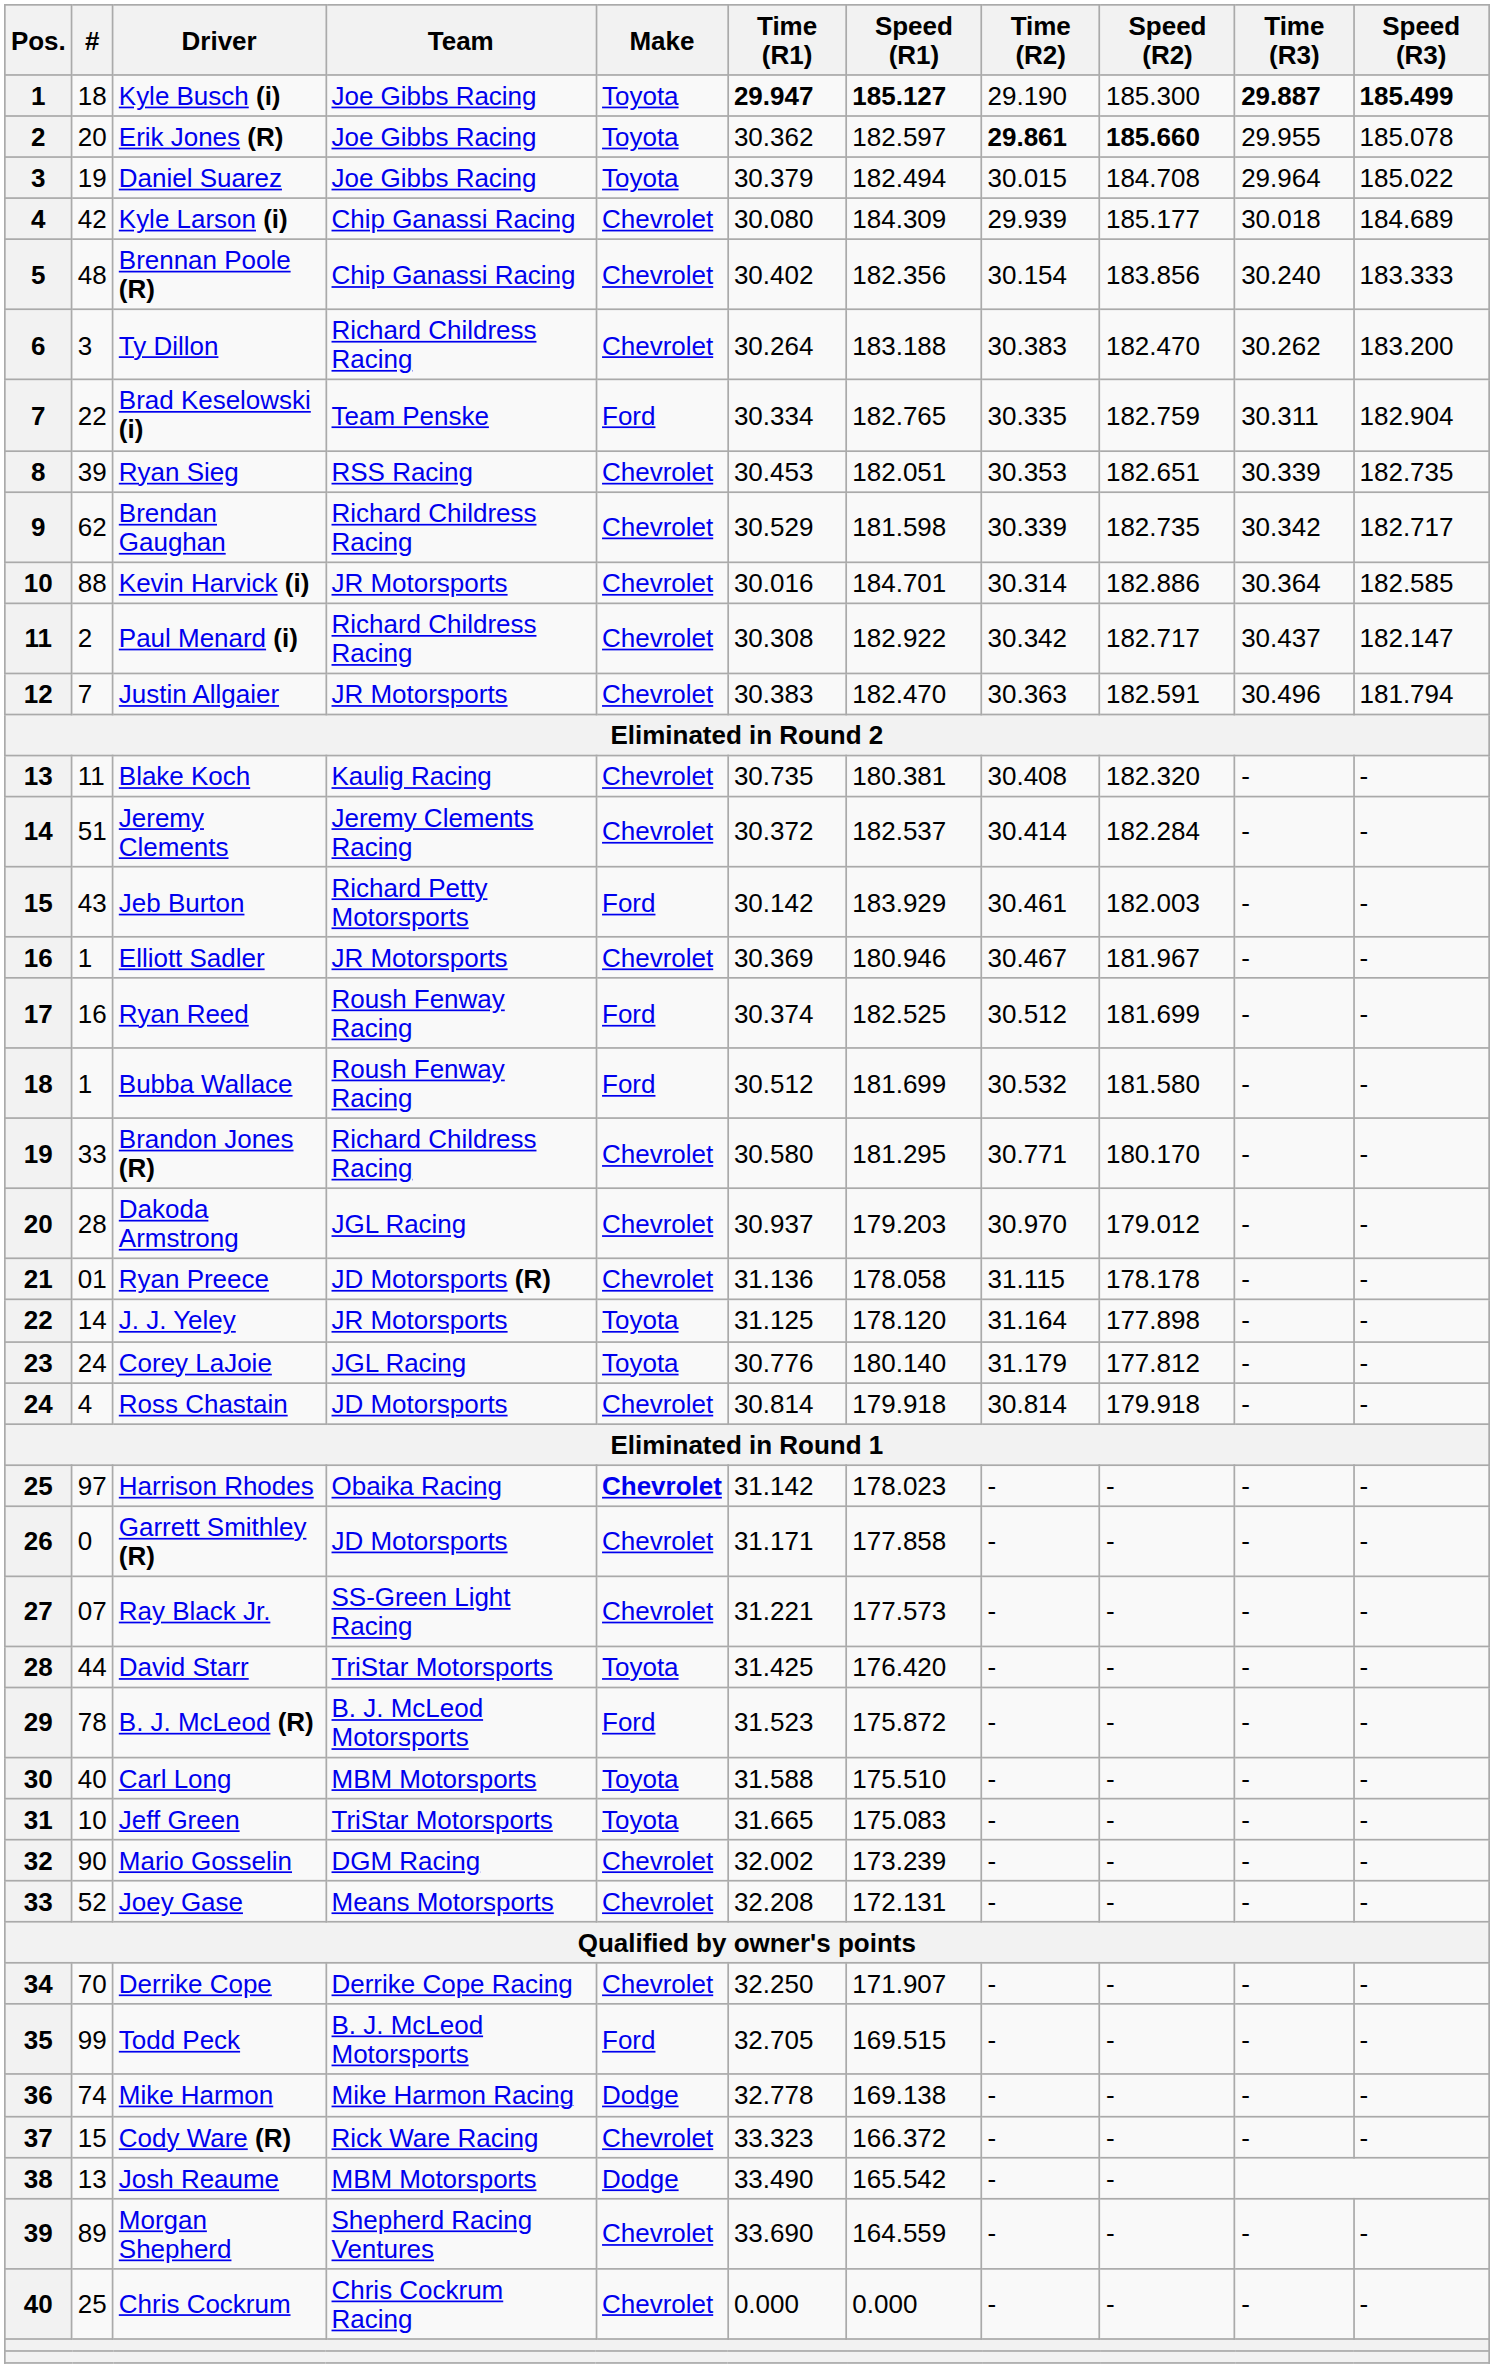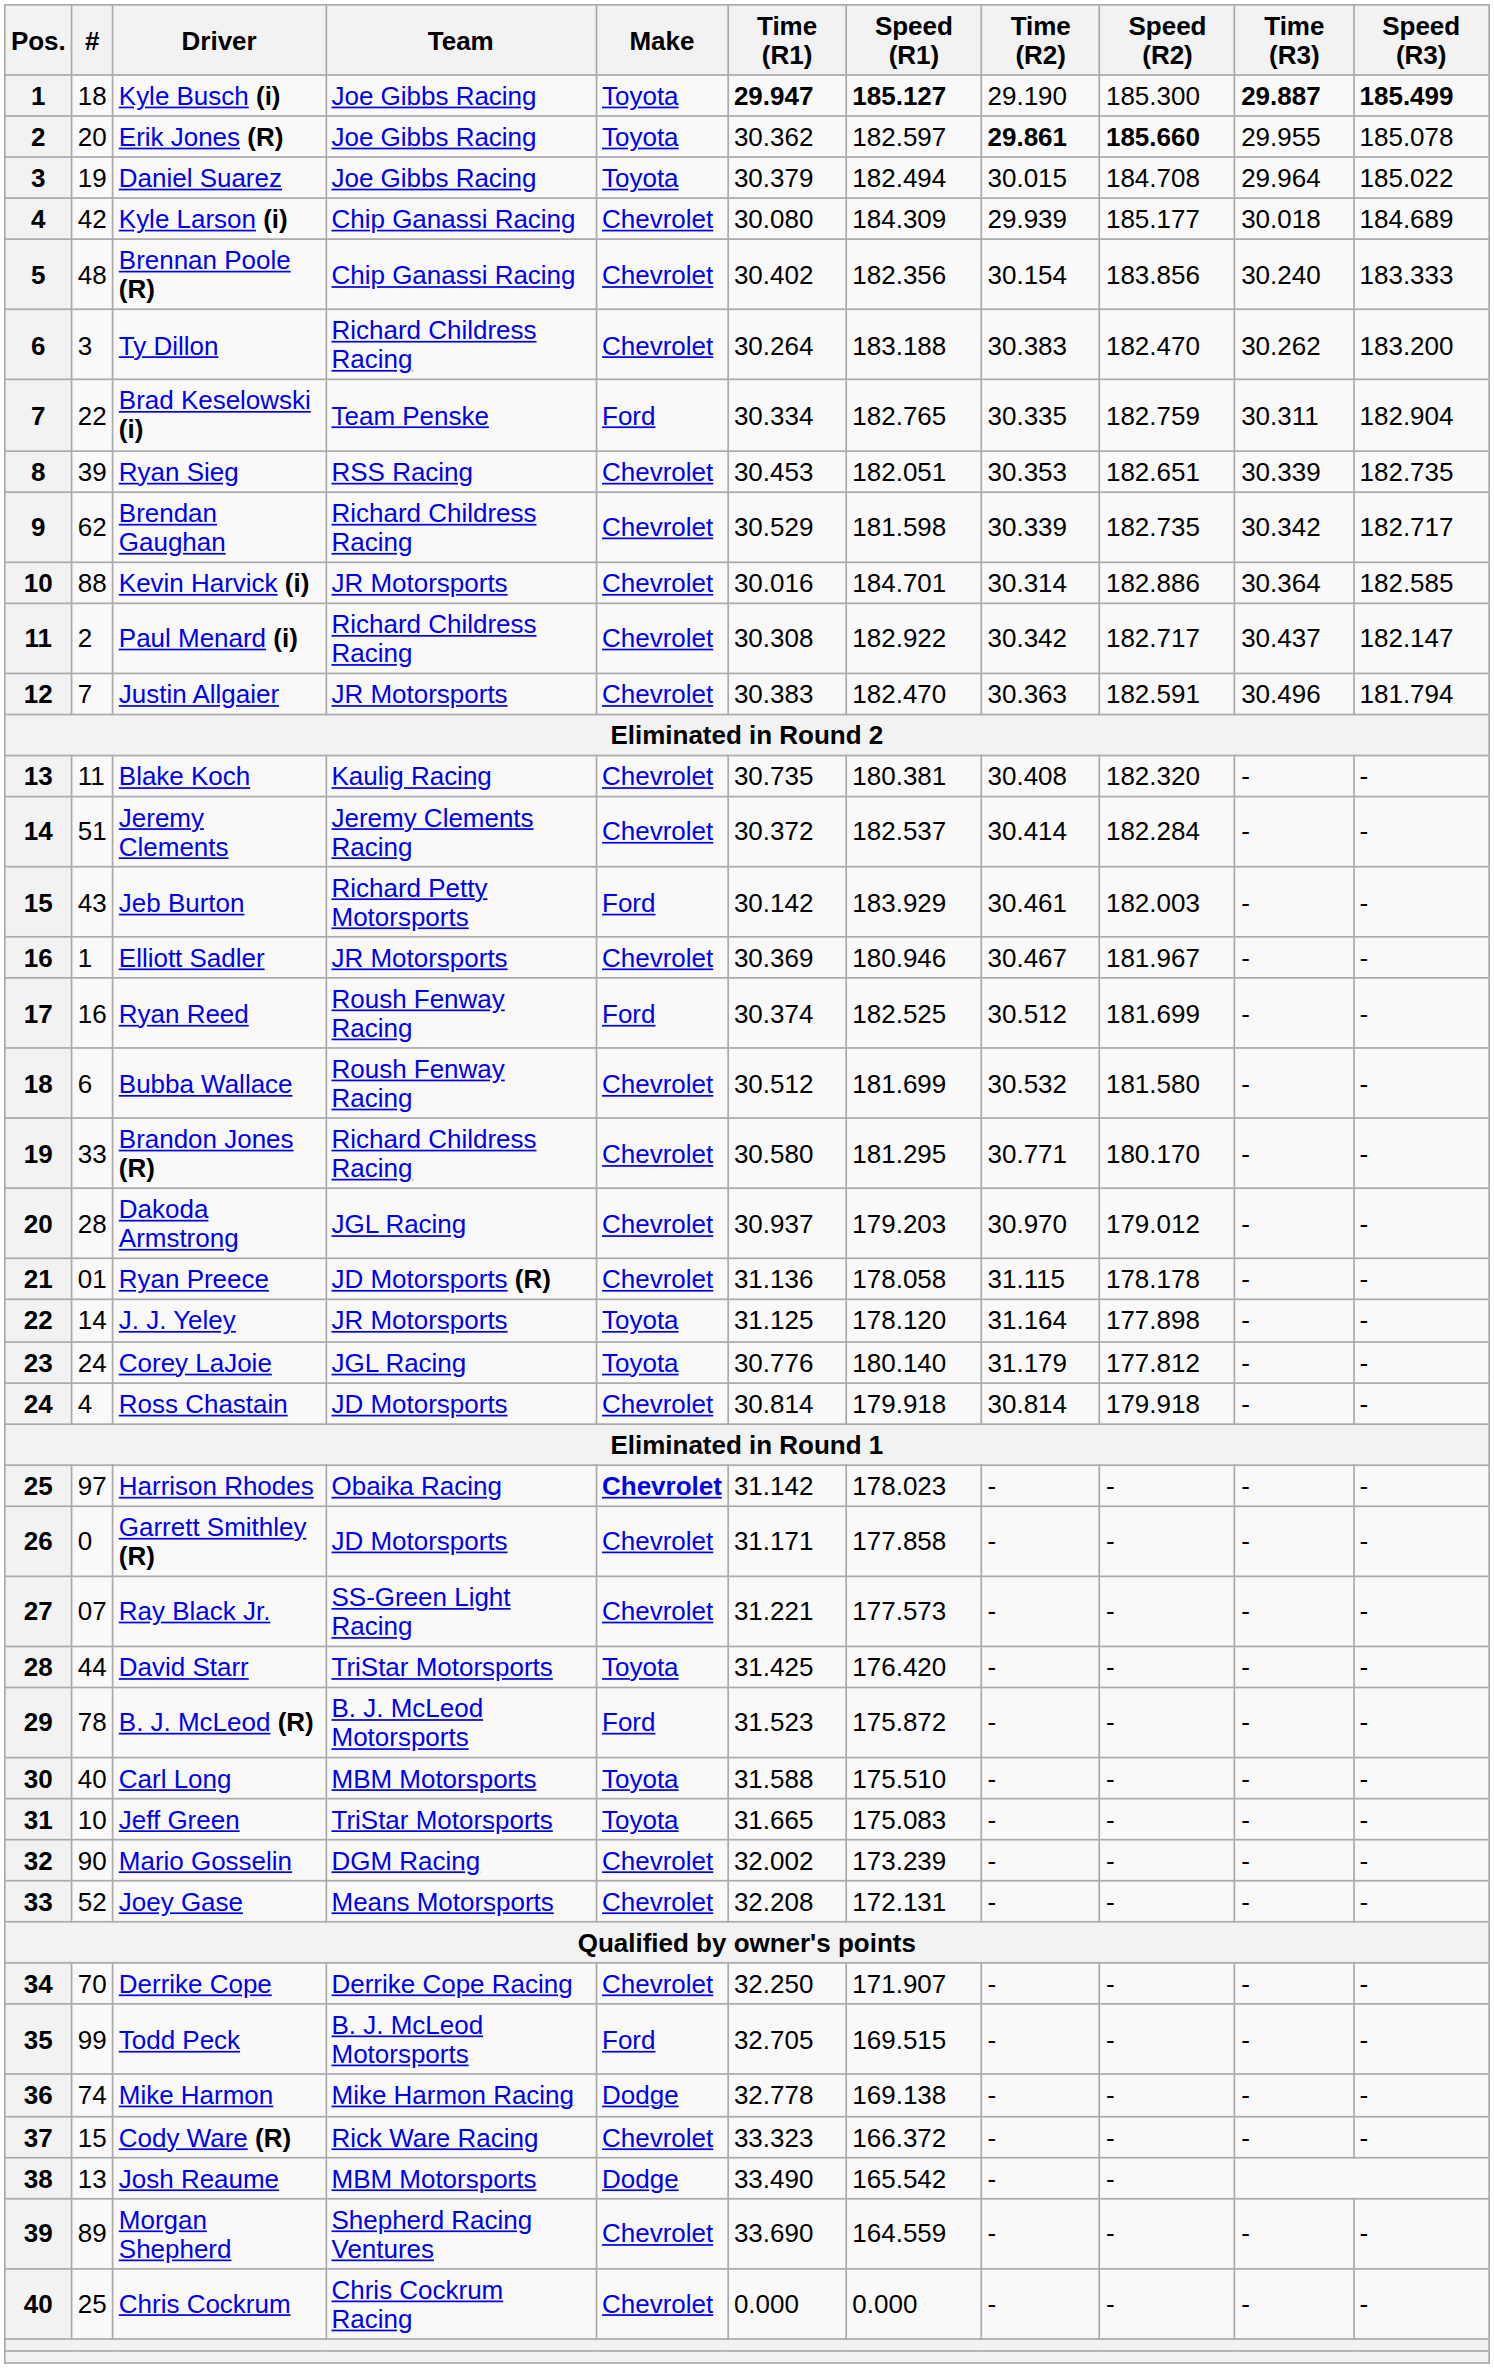(85, 1084) 1 -> (85, 1084) 6
(629, 1084) Ford -> (658, 1084) Chevrolet
